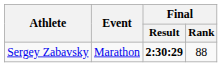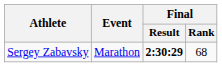(201, 52) 88 -> (201, 52) 68
